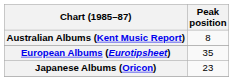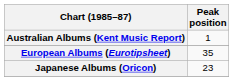(208, 38) 8 -> (208, 38) 1
